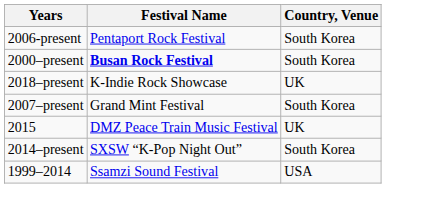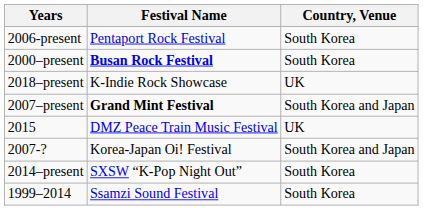(147, 104) normal -> (152, 104) bold
(320, 104) South Korea -> (349, 104) South Korea and Japan
+ row: (27, 149)
(298, 171) USA -> (320, 194) South Korea
